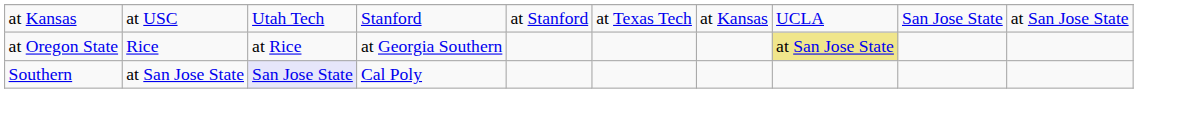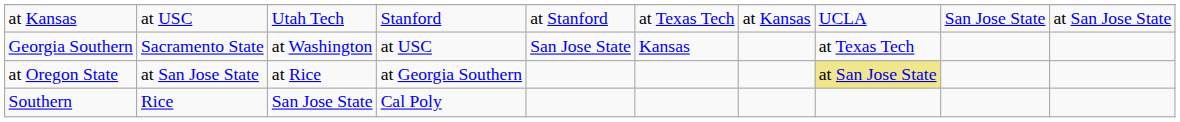+ row: (71, 46)
(142, 46) Rice -> (200, 74) at San Jose State
(185, 74) at San Jose State -> (157, 102) Rice
(302, 74) lavender background -> (322, 102) no background
